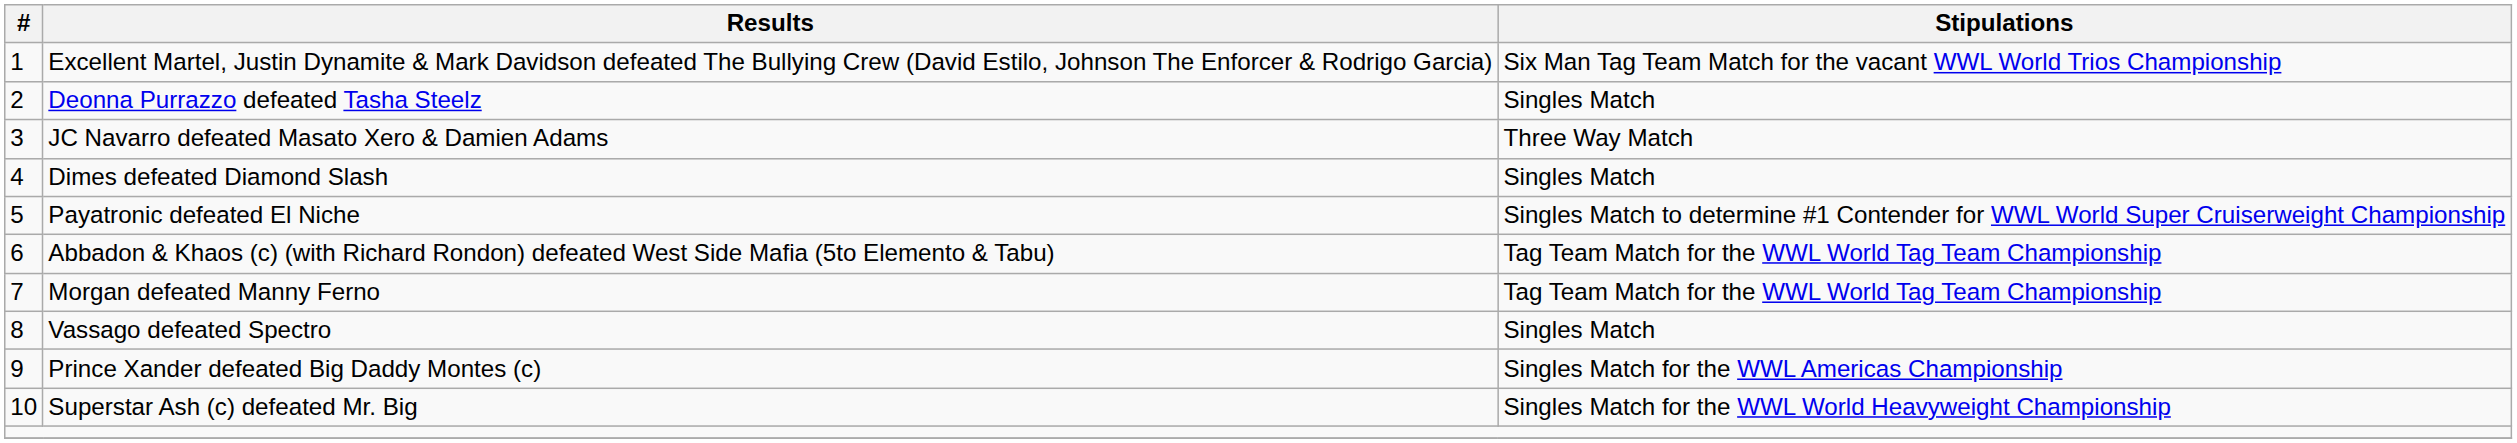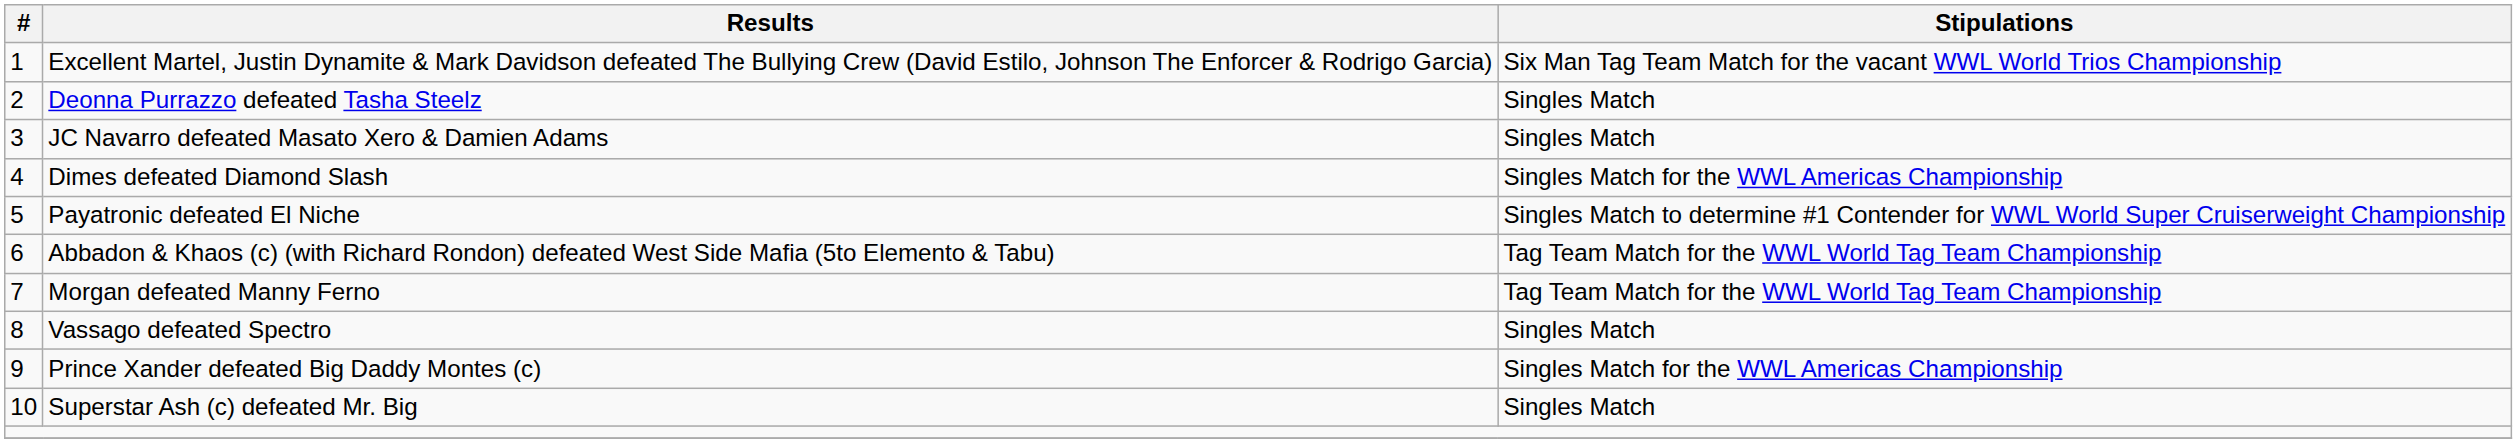(1598, 138) Three Way Match -> (1579, 138) Singles Match
(1579, 176) Singles Match -> (1783, 176) Singles Match for the WWL Americas Championship
(1837, 406) Singles Match for the WWL World Heavyweight Championship -> (1579, 406) Singles Match
